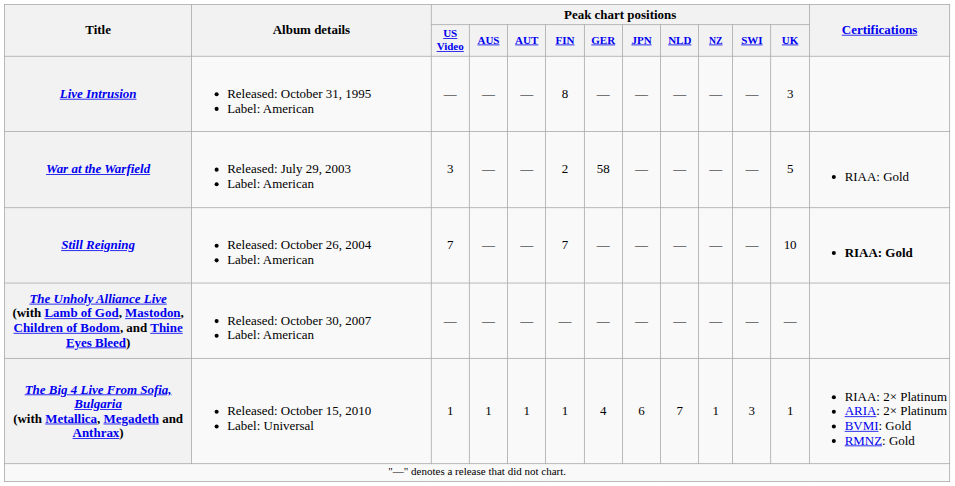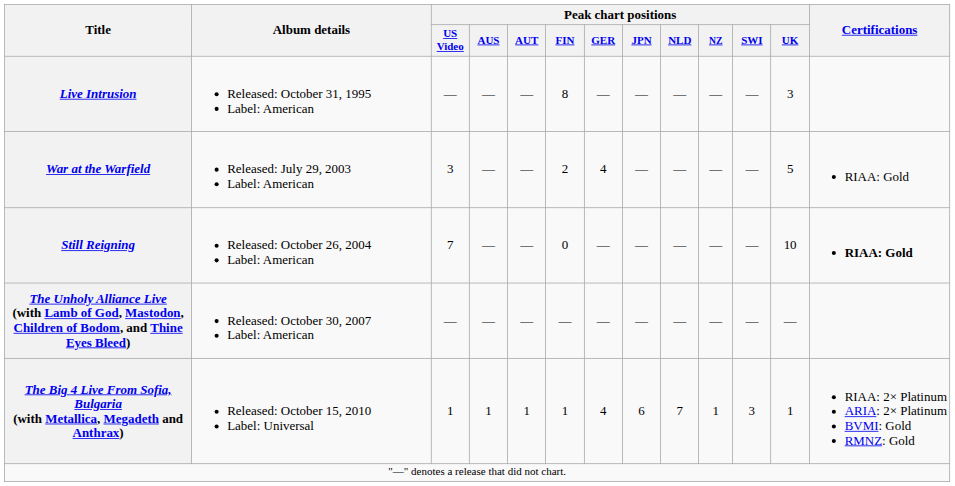(603, 169) 58 -> (603, 169) 4
(565, 245) 7 -> (565, 245) 0
